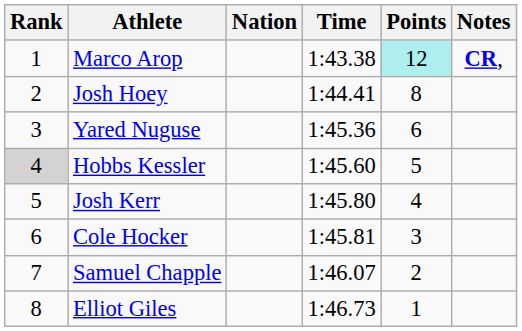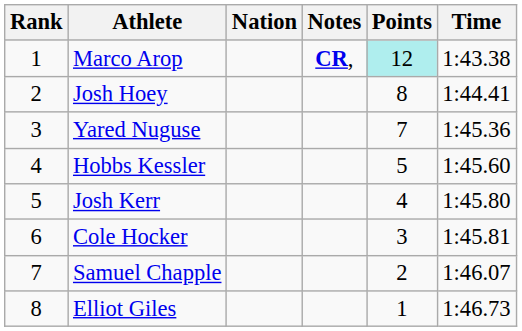columns swapped: (342, 22) <-> (484, 22)
(416, 129) 6 -> (402, 129) 7
(36, 165) lightgrey background -> (36, 165) no background
